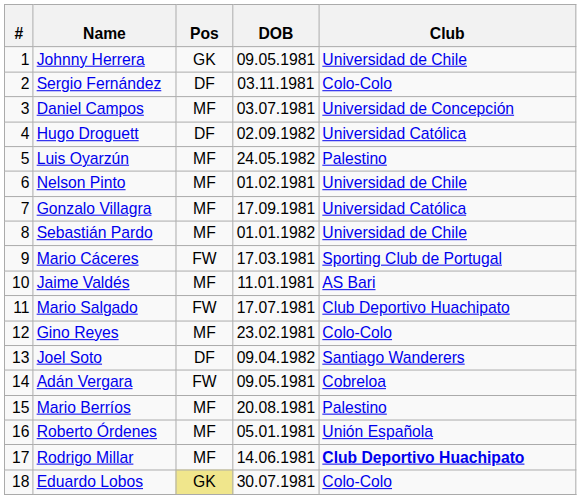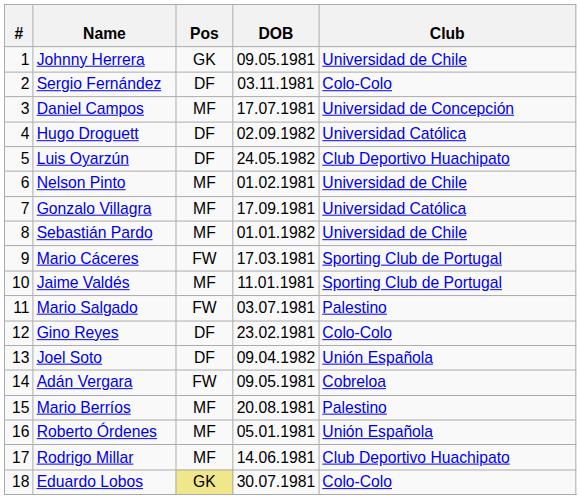(276, 109) 03.07.1981 -> (276, 109) 17.07.1981
(204, 158) MF -> (204, 158) DF
(355, 158) Palestino -> (416, 158) Club Deportivo Huachipato
(349, 283) AS Bari -> (412, 283) Sporting Club de Portugal
(276, 308) 17.07.1981 -> (276, 308) 03.07.1981
(416, 308) Club Deportivo Huachipato -> (355, 308) Palestino
(204, 332) MF -> (204, 332) DF
(394, 357) Santiago Wanderers -> (378, 357) Unión Española
(423, 457) bold -> (416, 457) normal
